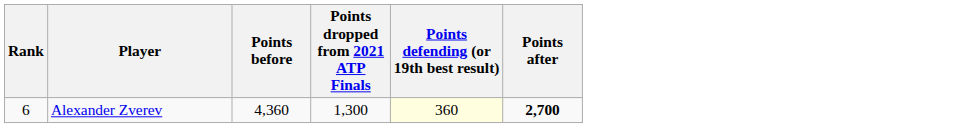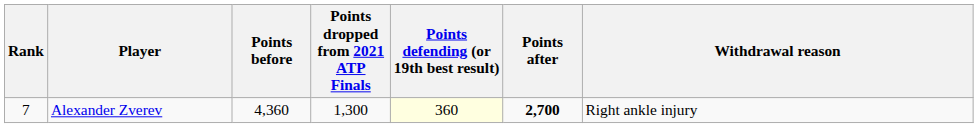+ column: (778, 51)
(26, 110) 6 -> (26, 110) 7
